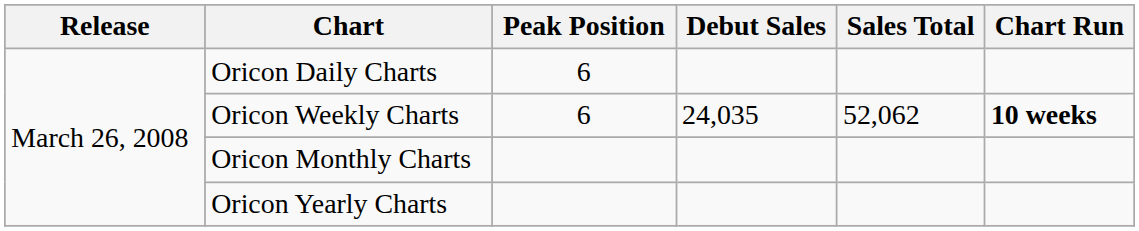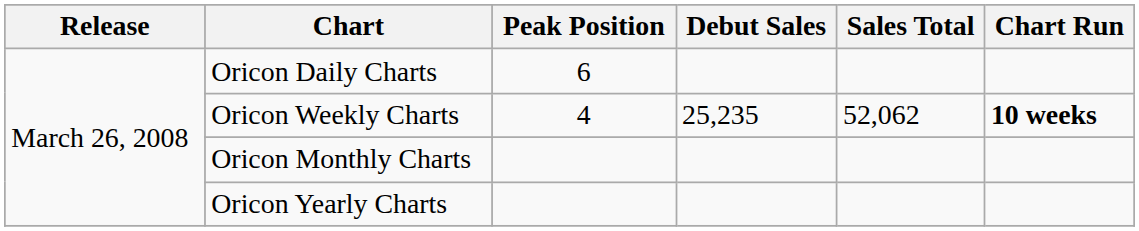(584, 114) 6 -> (584, 114) 4
(720, 114) 24,035 -> (720, 114) 25,235
